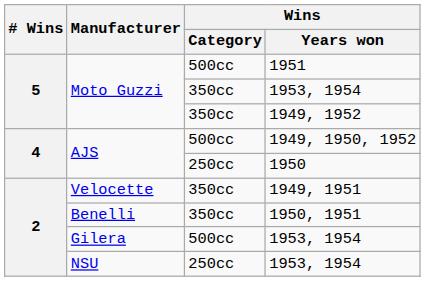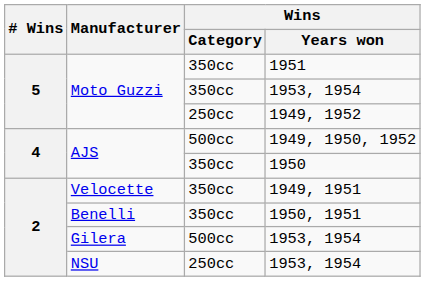(211, 67) 500cc -> (211, 67) 350cc
(211, 116) 350cc -> (211, 116) 250cc
(211, 166) 250cc -> (211, 166) 350cc
